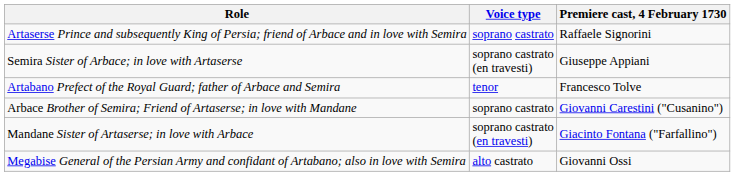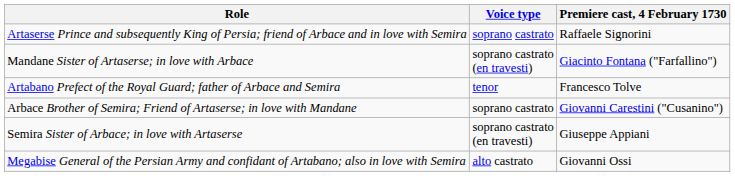rows swapped: (130, 134) <-> (125, 61)
